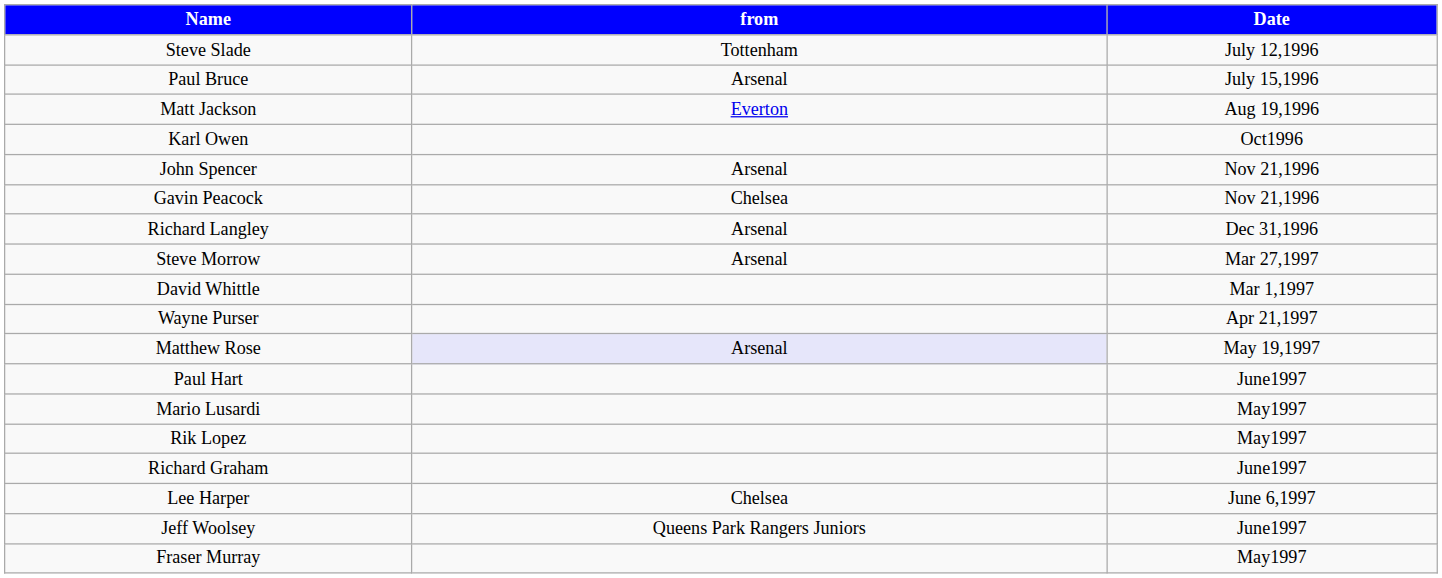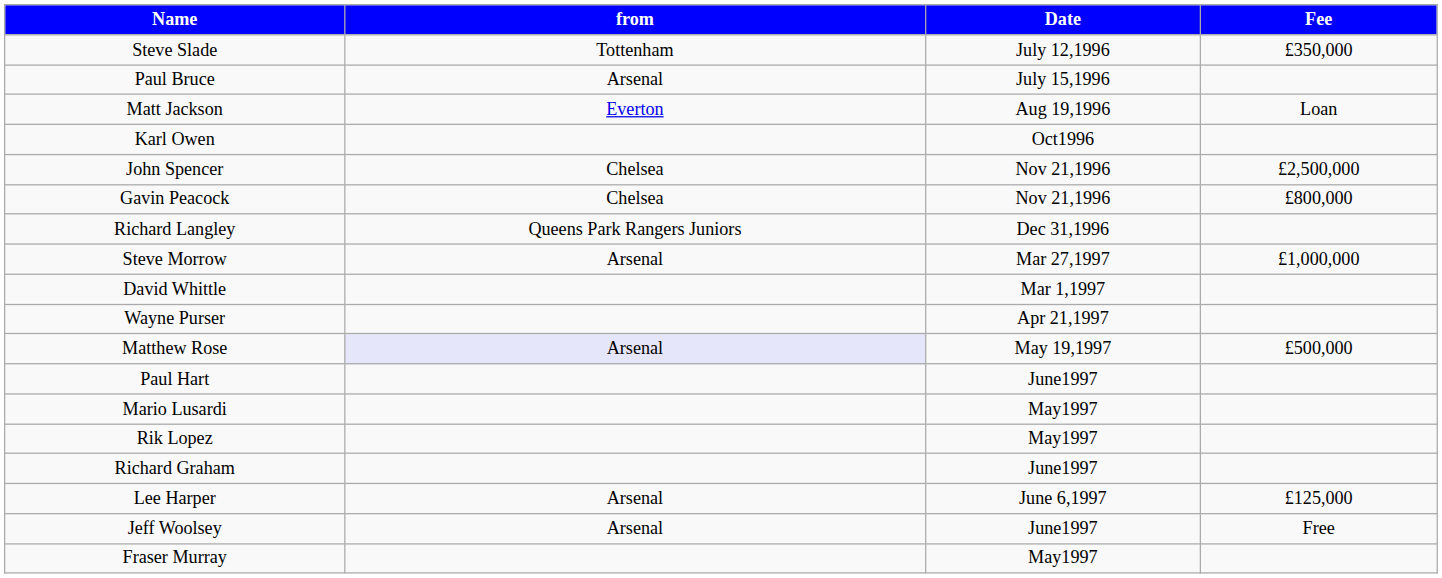+ column: (1319, 19)
(759, 169) Arsenal -> (635, 169) Chelsea
(759, 229) Arsenal -> (635, 229) Queens Park Rangers Juniors
(759, 498) Chelsea -> (635, 498) Arsenal
(759, 528) Queens Park Rangers Juniors -> (635, 528) Arsenal
